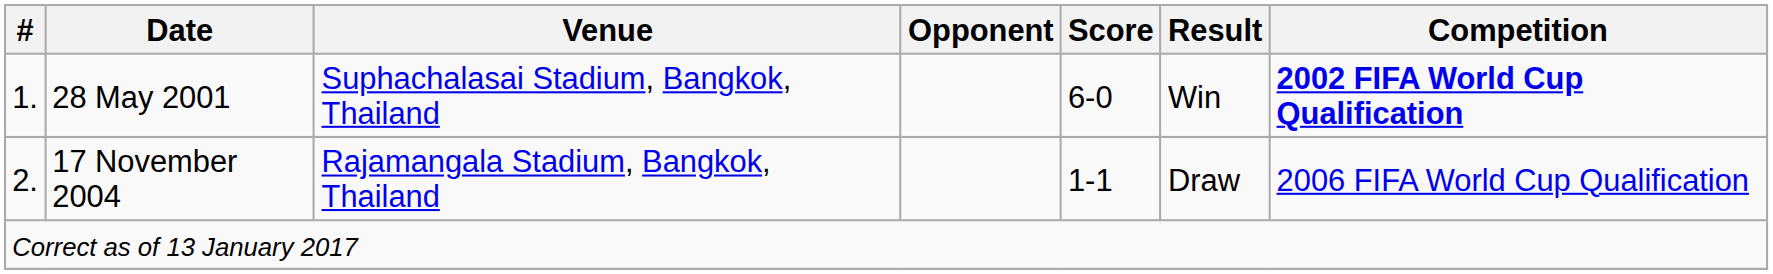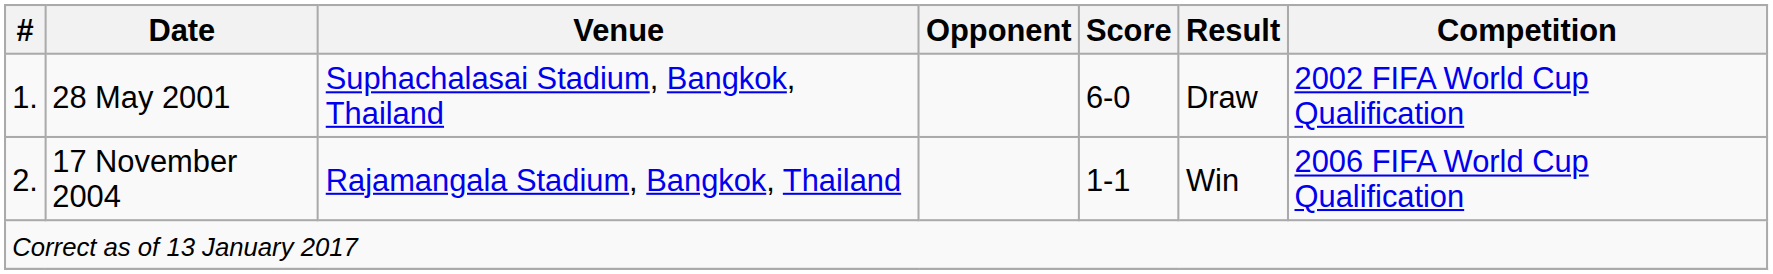(1195, 96) Win -> (1222, 96) Draw
(1430, 96) bold -> (1442, 96) normal
(1204, 179) Draw -> (1212, 179) Win
